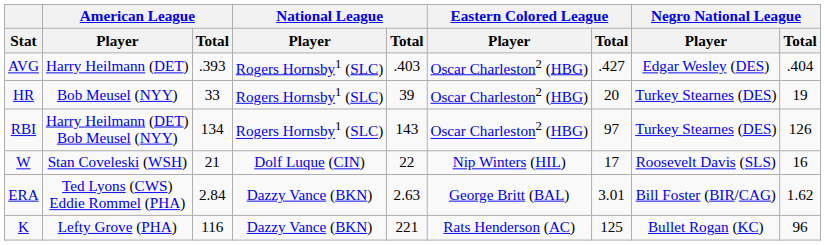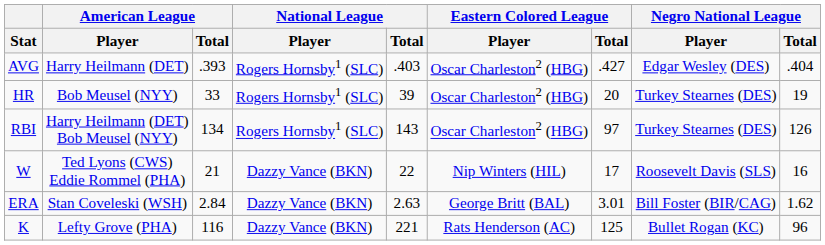(117, 162) Stan Coveleski (WSH) -> (117, 170) Ted Lyons (CWS) Eddie Rommel (PHA)
(310, 162) Dolf Luque (CIN) -> (310, 170) Dazzy Vance (BKN)
(117, 195) Ted Lyons (CWS) Eddie Rommel (PHA) -> (117, 203) Stan Coveleski (WSH)
